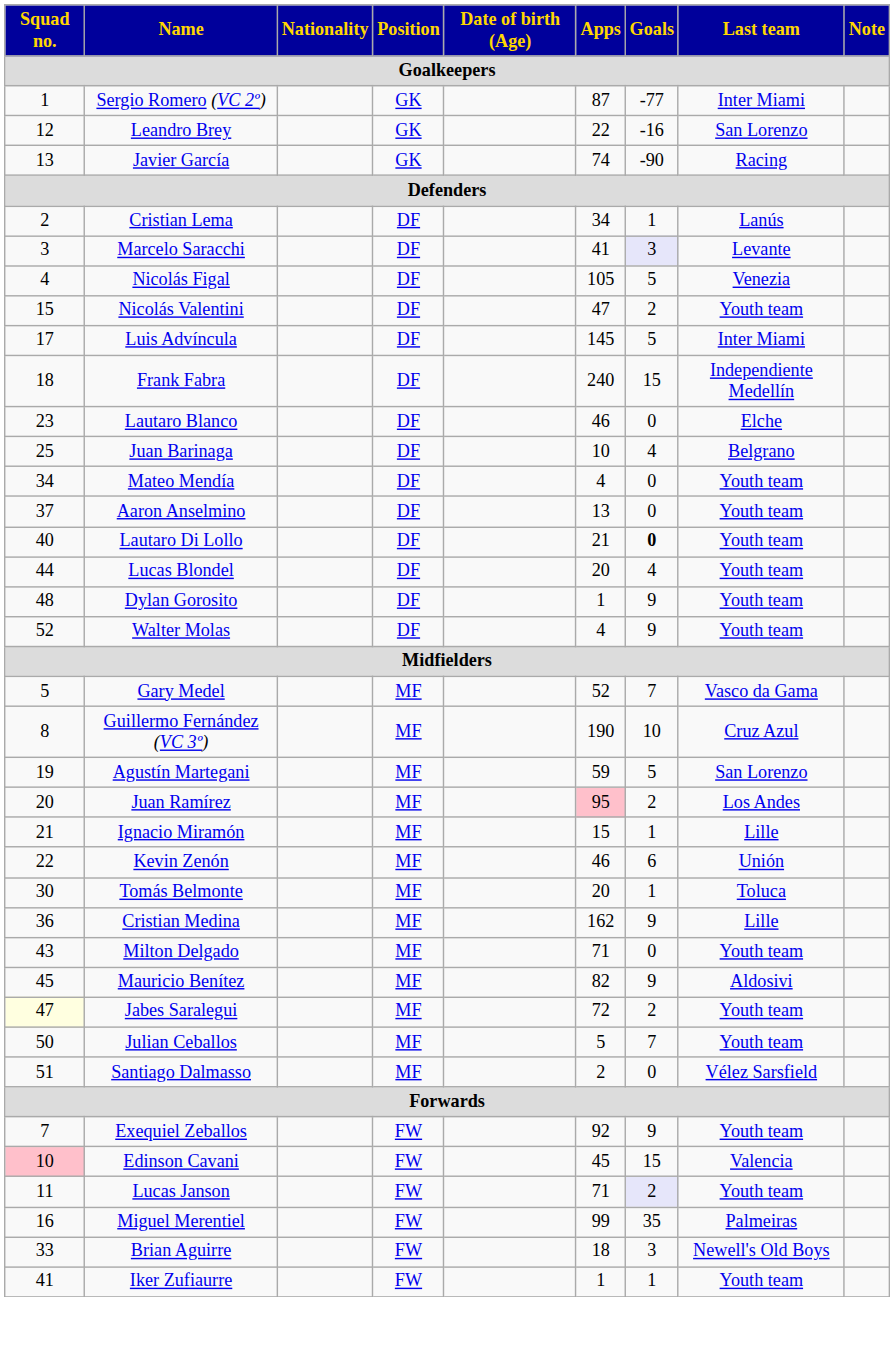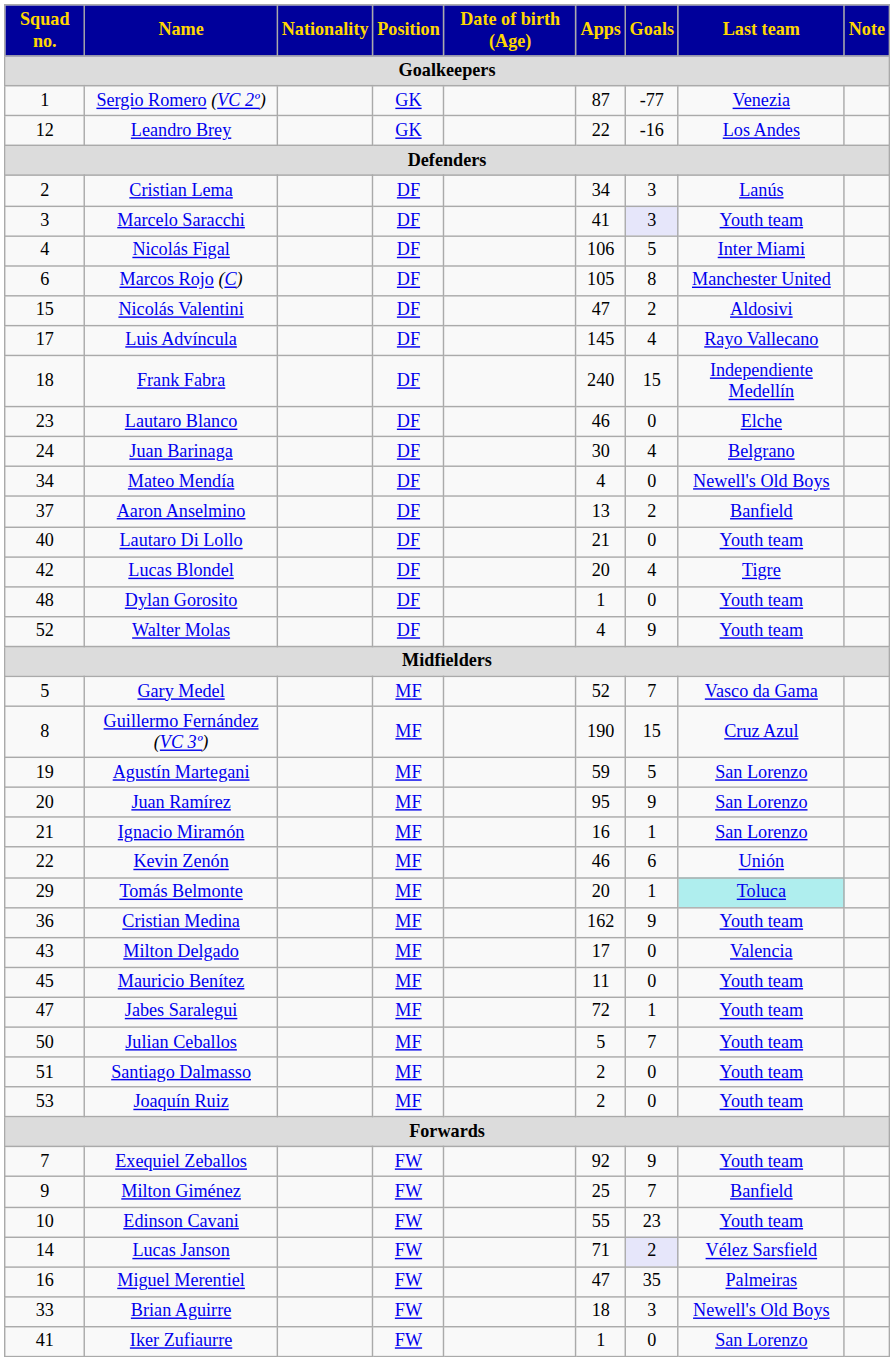(761, 100) Inter Miami -> (761, 100) Venezia
(761, 130) San Lorenzo -> (761, 130) Los Andes
- row: (181, 160)
(652, 220) 1 -> (652, 190) 3
(761, 250) Levante -> (761, 220) Youth team
(601, 280) 105 -> (601, 250) 106
(761, 280) Venezia -> (761, 250) Inter Miami
+ row: (181, 280)
(761, 310) Youth team -> (761, 310) Aldosivi
(652, 340) 5 -> (652, 340) 4
(761, 340) Inter Miami -> (761, 340) Rayo Vallecano
(45, 451) 25 -> (45, 451) 24
(601, 451) 10 -> (601, 451) 30
(761, 481) Youth team -> (761, 481) Newell's Old Boys
(652, 511) 0 -> (652, 511) 2
(761, 511) Youth team -> (761, 511) Banfield
(652, 541) bold -> (652, 541) normal
(45, 571) 44 -> (45, 571) 42
(761, 571) Youth team -> (761, 571) Tigre
(652, 601) 9 -> (652, 601) 0
(652, 731) 10 -> (652, 731) 15
(601, 802) pink background -> (601, 802) no background
(652, 802) 2 -> (652, 802) 9
(761, 802) Los Andes -> (761, 802) San Lorenzo
(601, 832) 15 -> (601, 832) 16
(761, 832) Lille -> (761, 832) San Lorenzo
(45, 891) 30 -> (45, 891) 29
(761, 891) no background -> (761, 891) paleturquoise background
(761, 921) Lille -> (761, 921) Youth team
(601, 951) 71 -> (601, 951) 17
(761, 951) Youth team -> (761, 951) Valencia
(601, 981) 82 -> (601, 981) 11
(652, 981) 9 -> (652, 981) 0
(761, 981) Aldosivi -> (761, 981) Youth team
(45, 1011) lightyellow background -> (45, 1011) no background
(652, 1011) 2 -> (652, 1011) 1
(761, 1071) Vélez Sarsfield -> (761, 1071) Youth team
+ row: (181, 1101)
+ row: (181, 1191)
(45, 1161) pink background -> (45, 1221) no background
(601, 1161) 45 -> (601, 1221) 55
(652, 1161) 15 -> (652, 1221) 23
(761, 1161) Valencia -> (761, 1221) Youth team
(45, 1191) 11 -> (45, 1251) 14
(761, 1191) Youth team -> (761, 1251) Vélez Sarsfield
(601, 1221) 99 -> (601, 1281) 47
(652, 1281) 1 -> (652, 1341) 0
(761, 1281) Youth team -> (761, 1341) San Lorenzo
